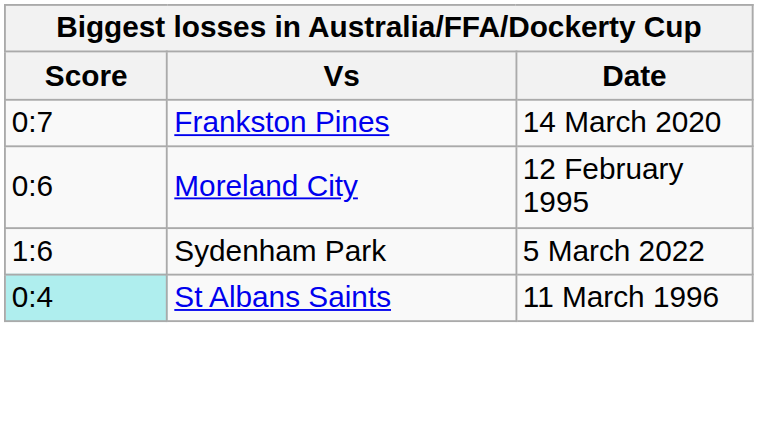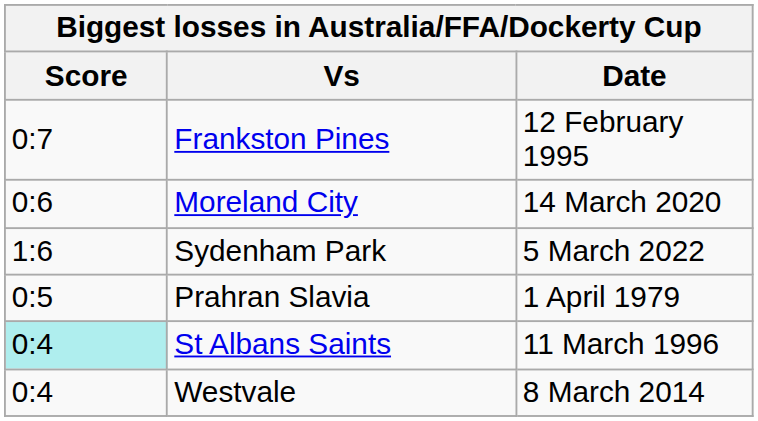(622, 122) 14 March 2020 -> (603, 139) 12 February 1995
(603, 186) 12 February 1995 -> (622, 203) 14 March 2020
+ row: (272, 297)
+ row: (235, 391)
